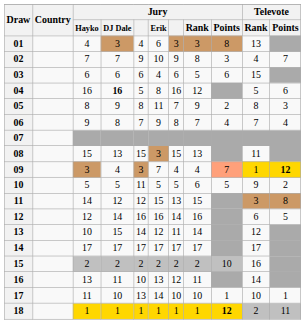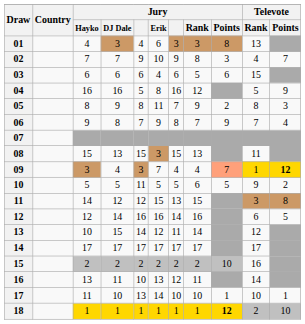(117, 91) bold -> (117, 91) normal
(285, 91) 6 -> (285, 91) 9
(227, 122) 4 -> (227, 122) 9
(285, 311) 11 -> (285, 311) 10
